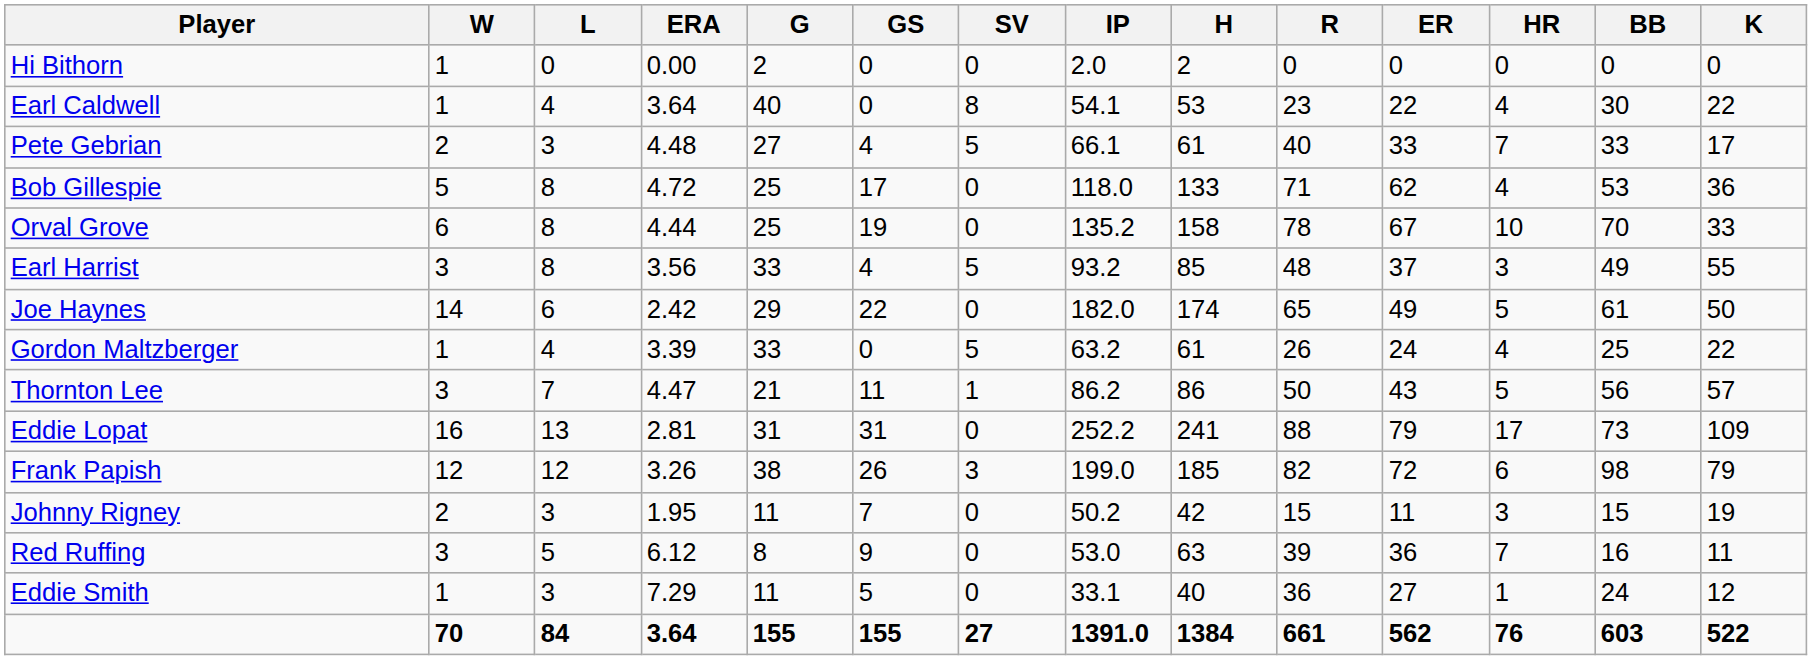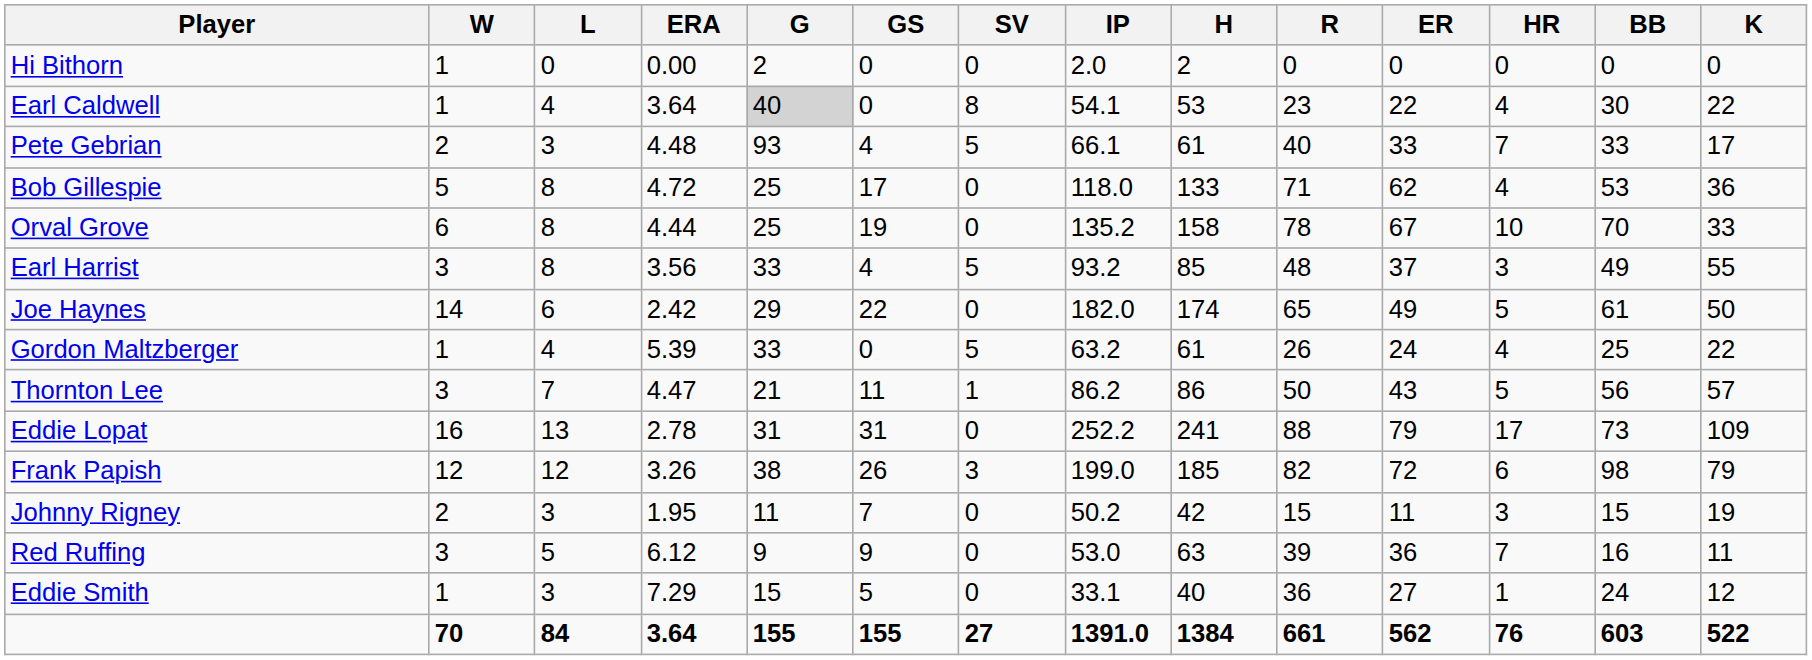(767, 106) no background -> (767, 106) lightgrey background
(767, 146) 27 -> (767, 146) 93
(672, 349) 3.39 -> (672, 349) 5.39
(672, 430) 2.81 -> (672, 430) 2.78
(760, 552) 8 -> (760, 552) 9
(766, 593) 11 -> (767, 593) 15
